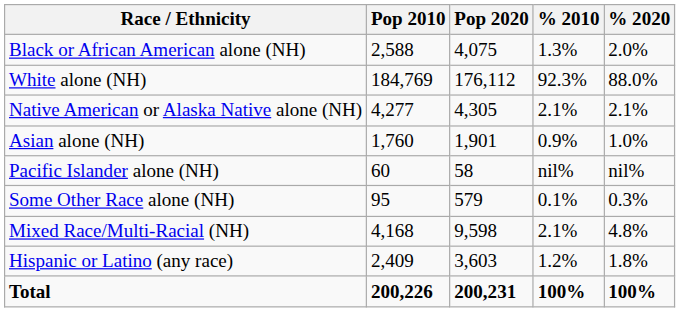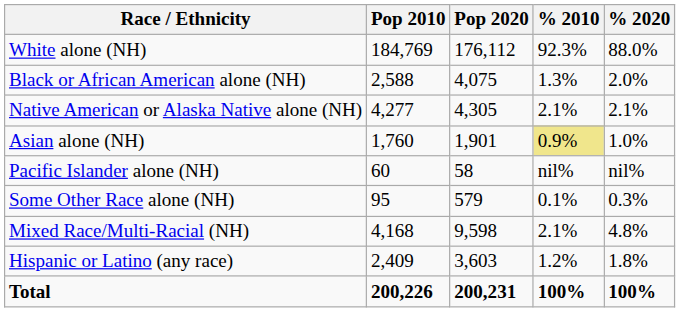rows swapped: (78, 79) <-> (157, 49)
(557, 140) no background -> (557, 140) khaki background
